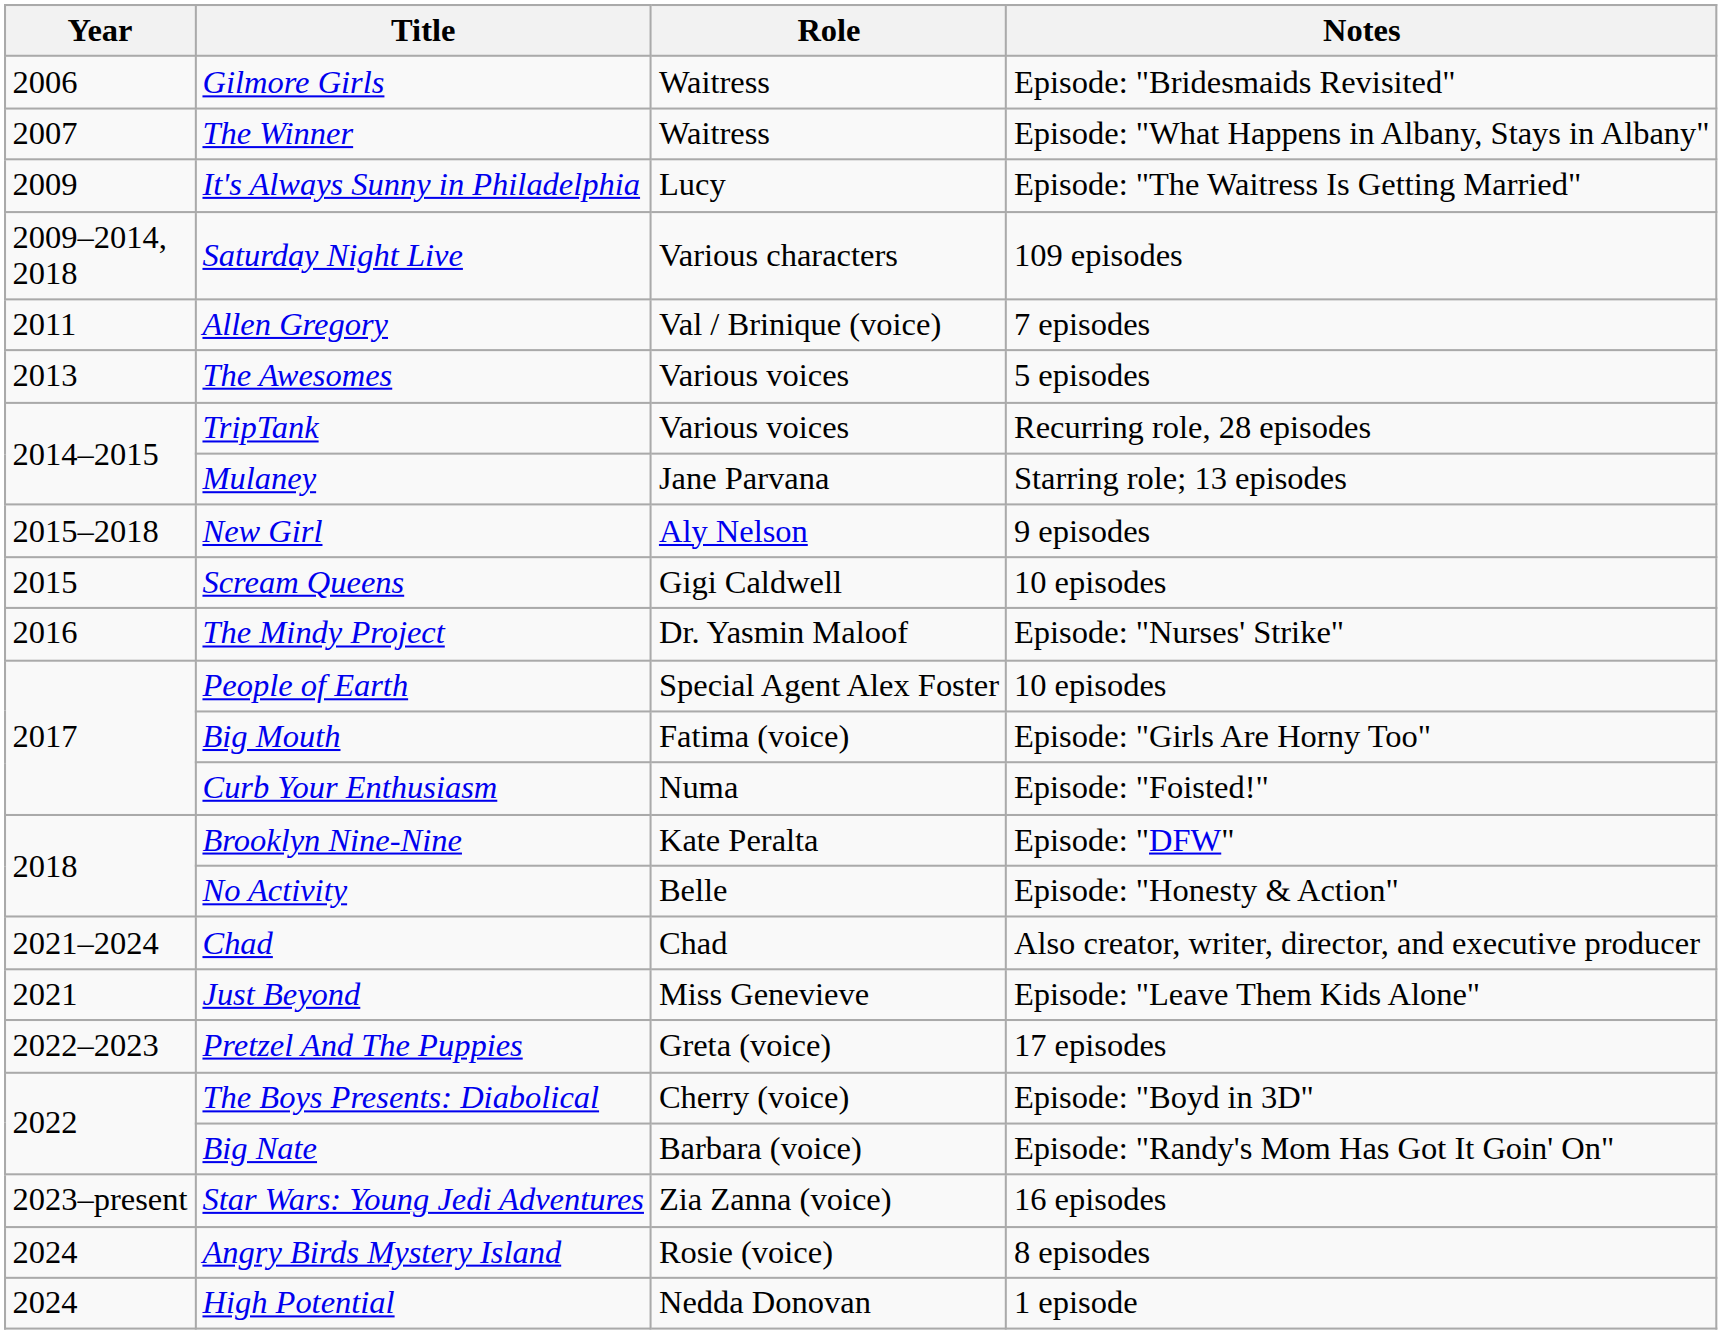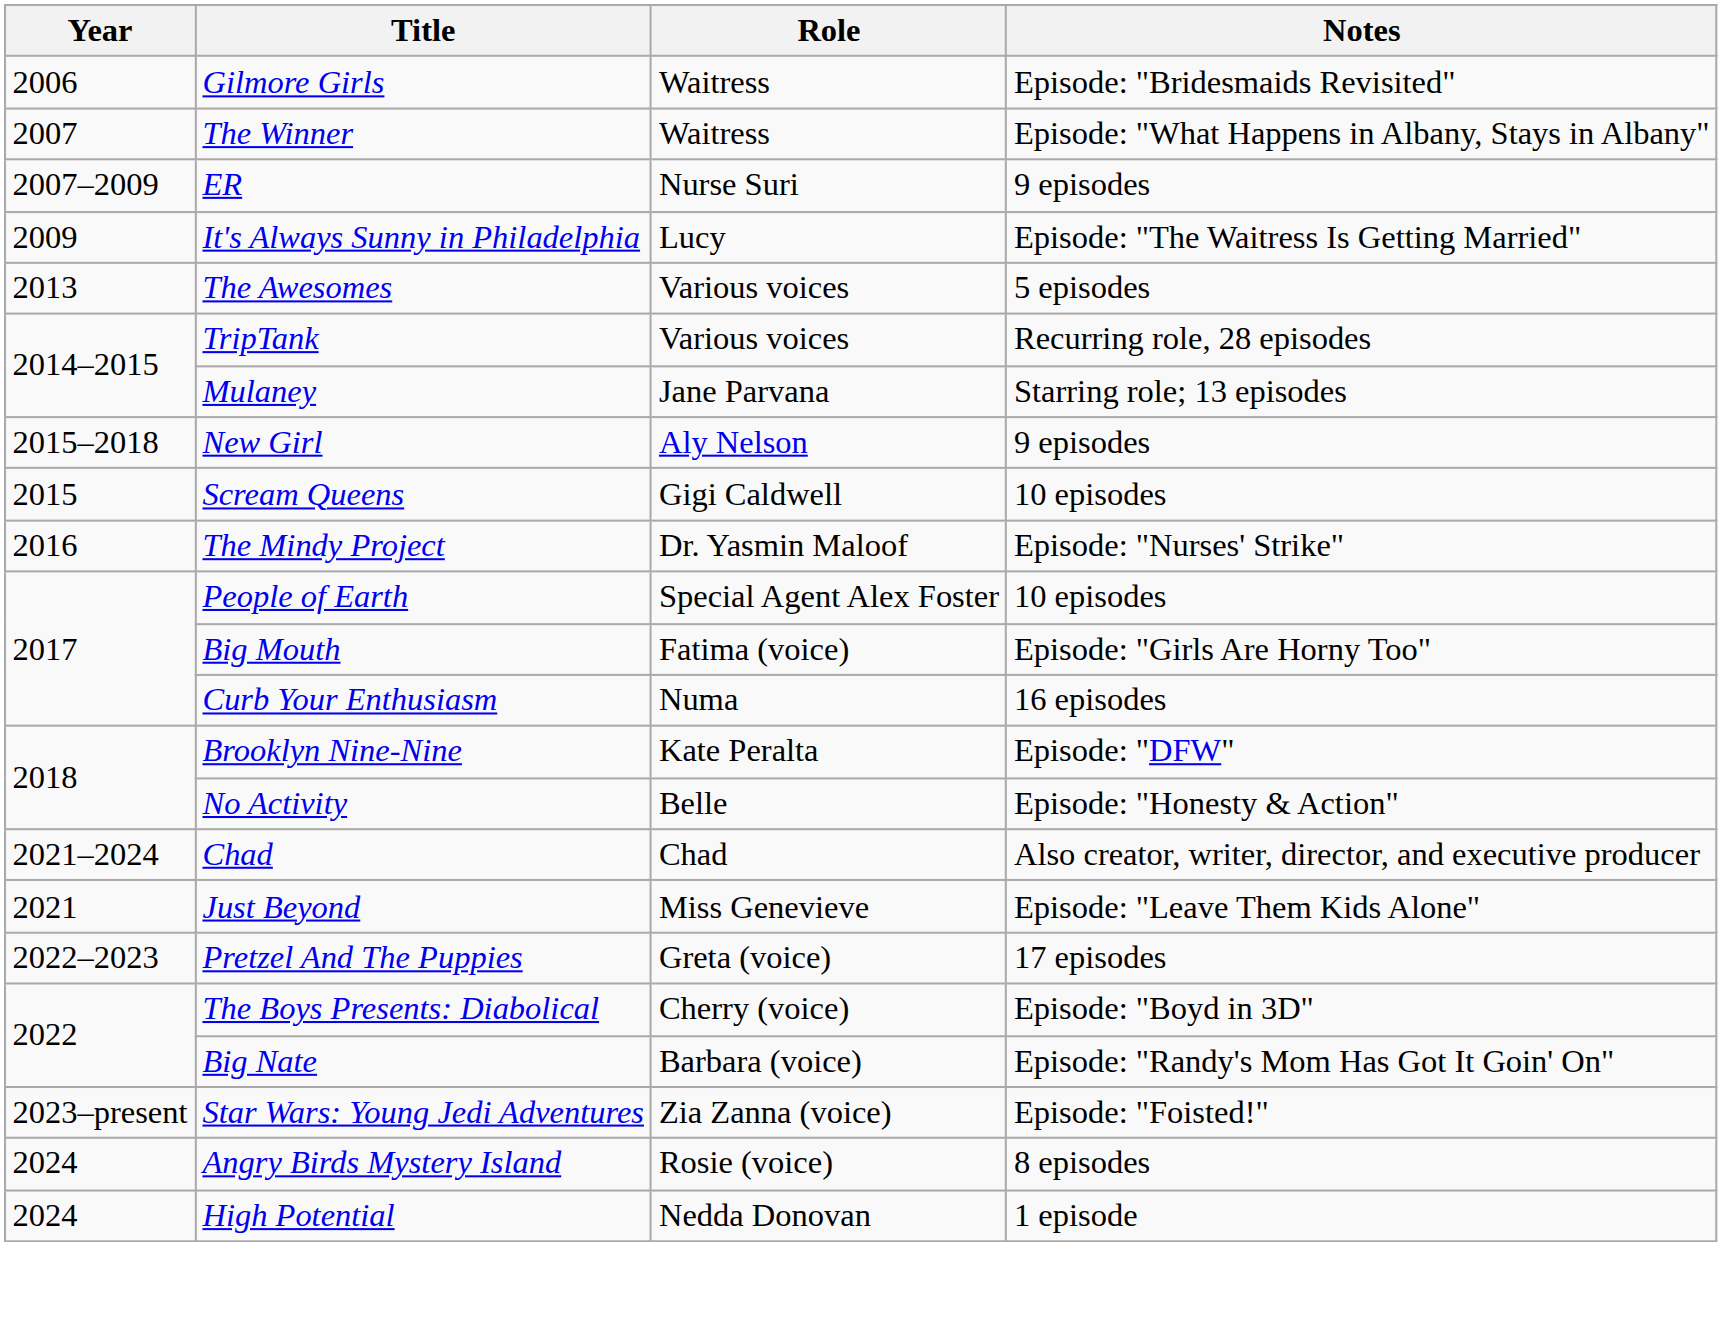+ row: (222, 184)
- row: (333, 254)
- row: (295, 324)
(1141, 787) Episode: "Foisted!" -> (1090, 699) 16 episodes
(1090, 1200) 16 episodes -> (1141, 1111) Episode: "Foisted!"
